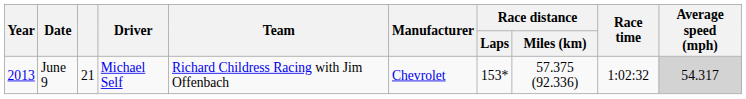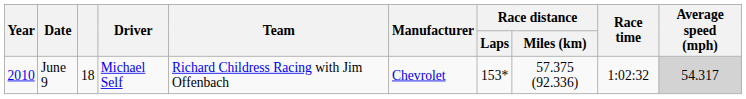(21, 75) 2013 -> (21, 75) 2010
(88, 75) 21 -> (88, 75) 18
